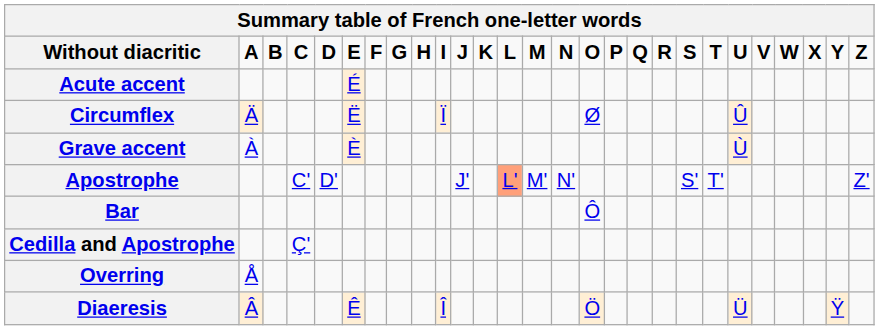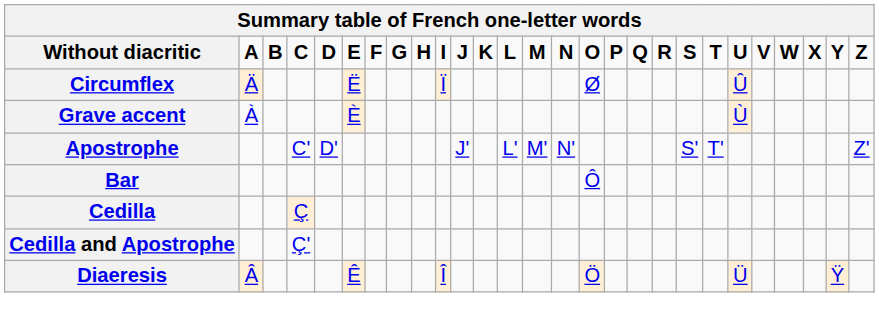- row: (122, 84)
(510, 180) lightsalmon background -> (510, 148) no background
+ row: (122, 212)
- row: (122, 276)
